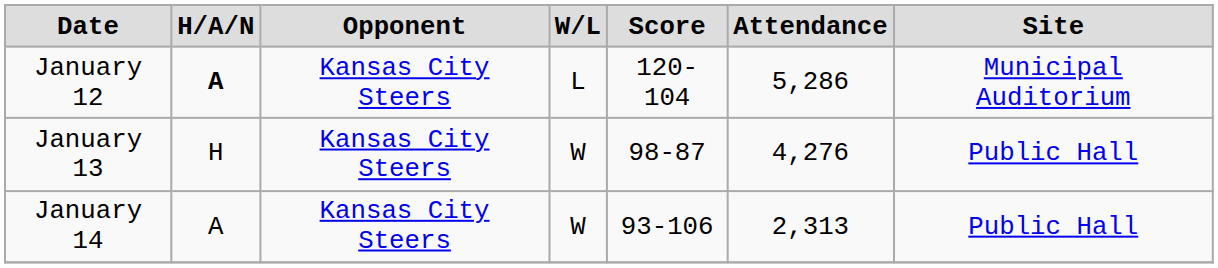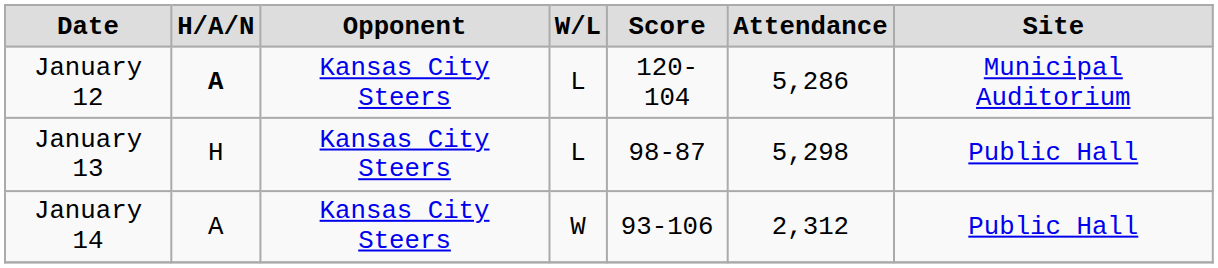(578, 154) W -> (578, 154) L
(810, 154) 4,276 -> (810, 154) 5,298
(810, 226) 2,313 -> (810, 226) 2,312
